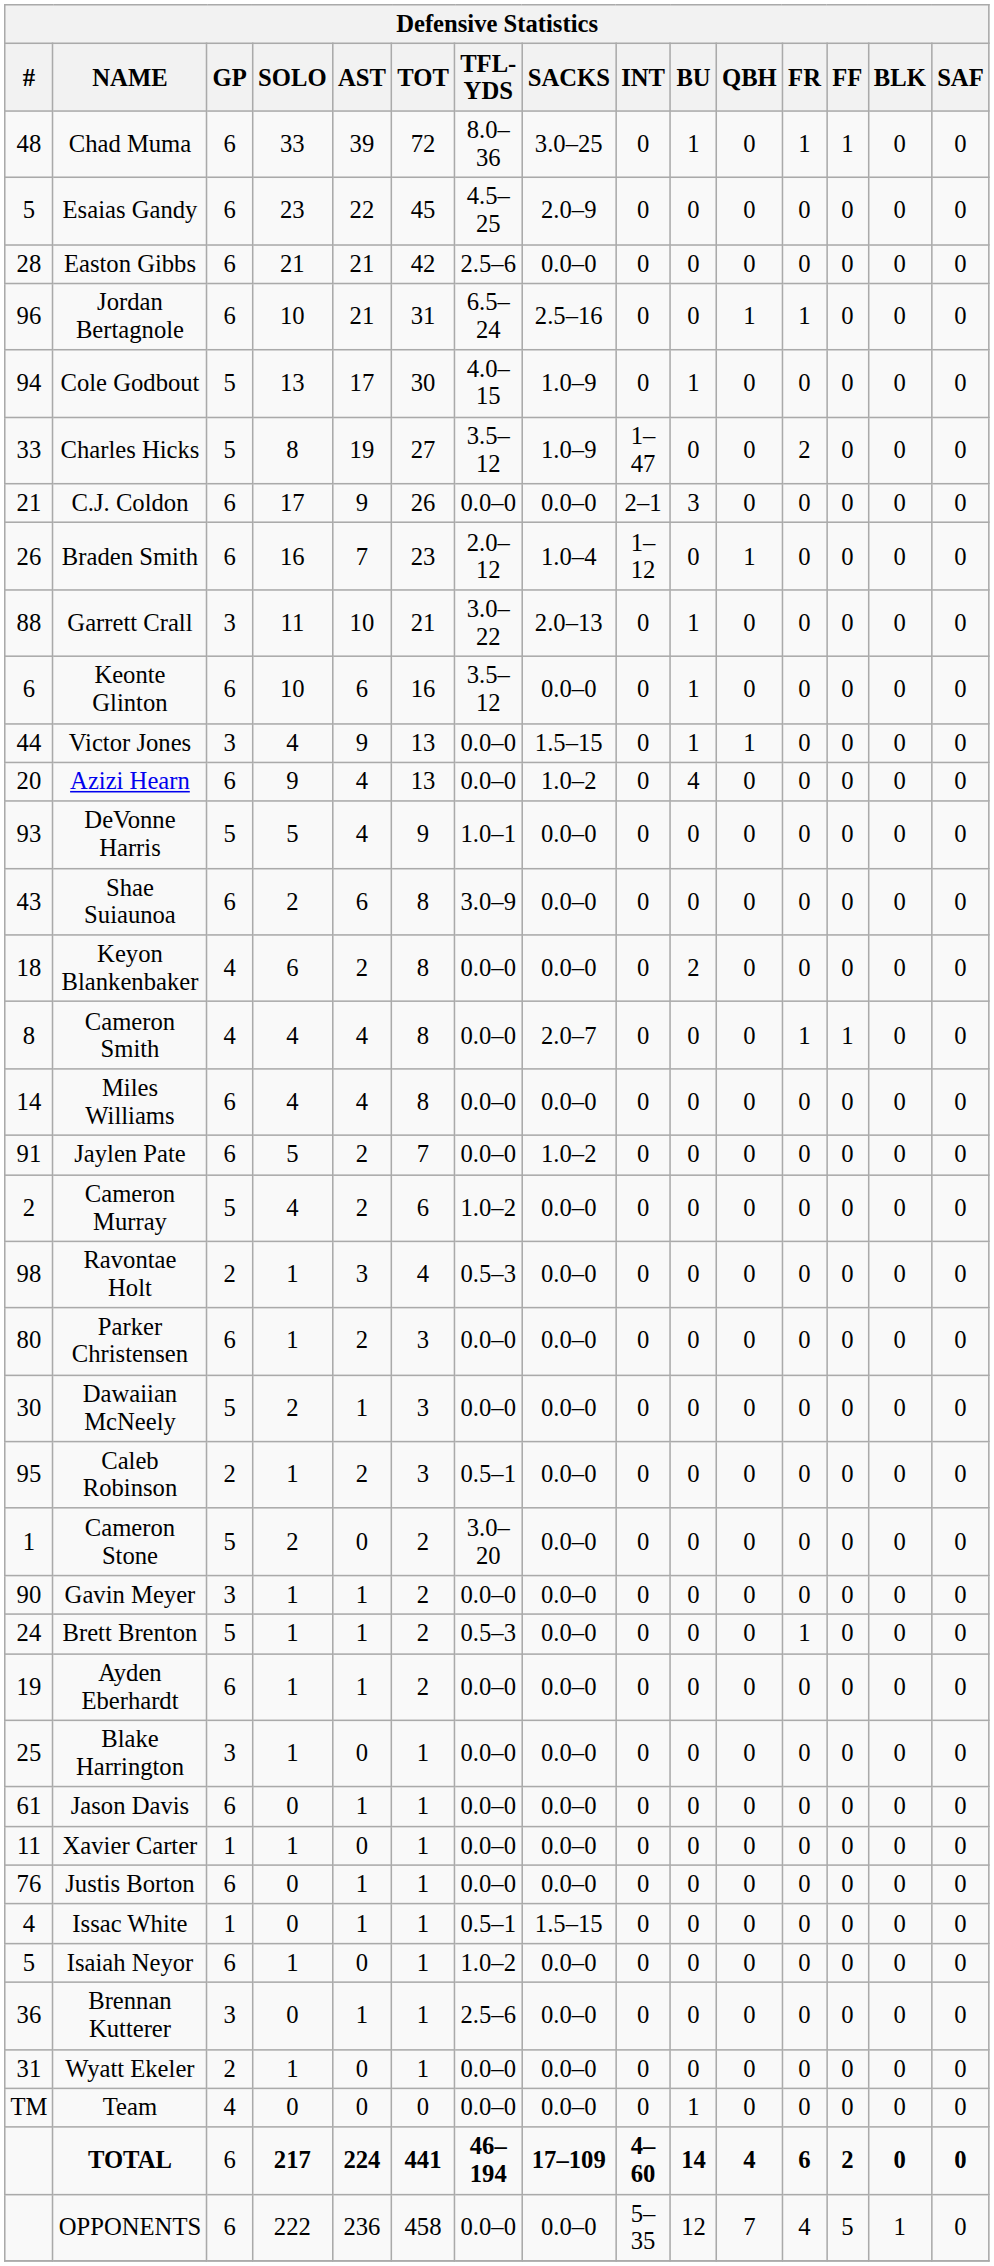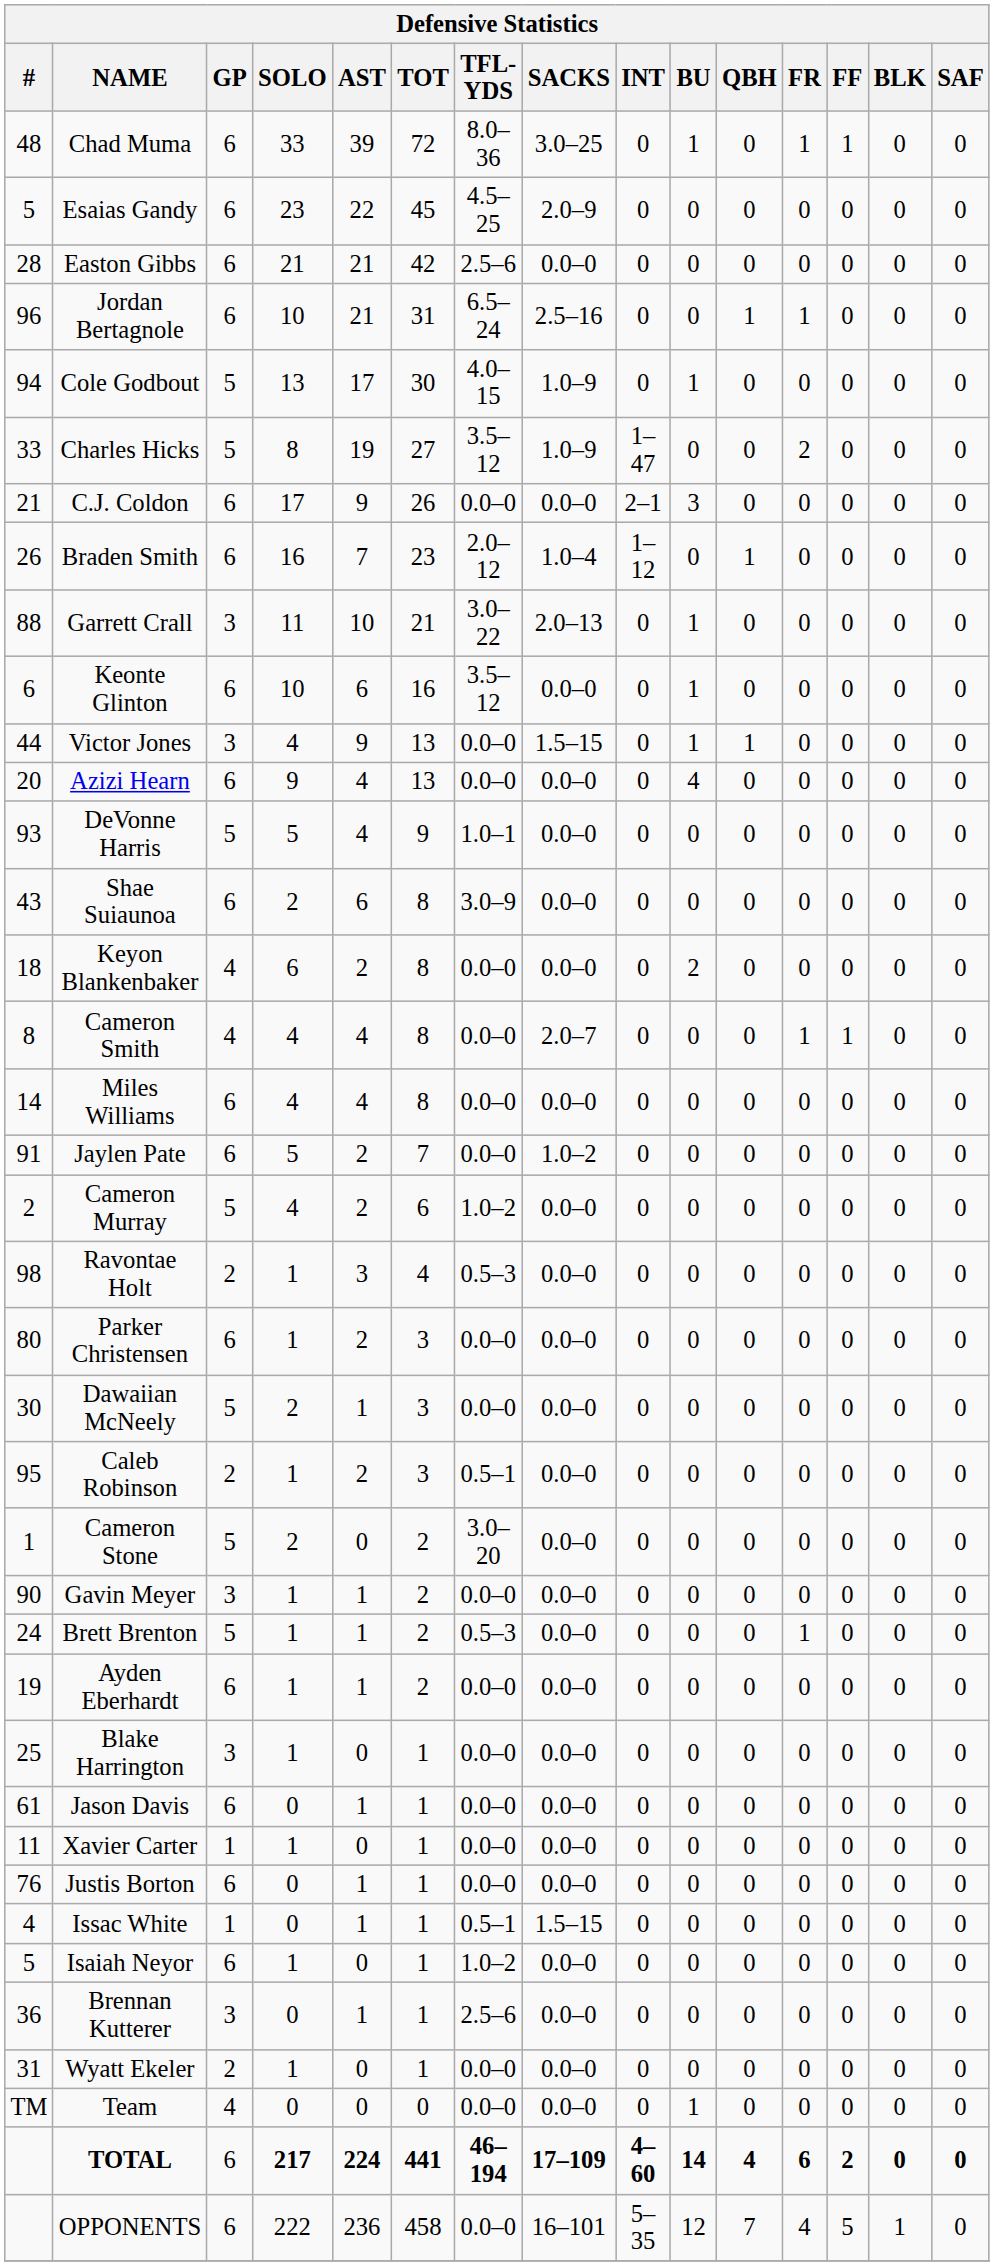(569, 781) 1.0–2 -> (569, 781) 0.0–0
(569, 2227) 0.0–0 -> (569, 2227) 16–101
